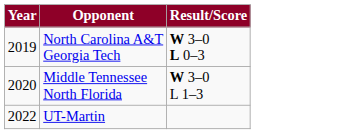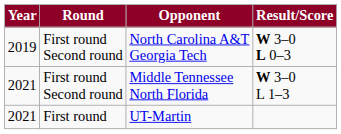+ column: (83, 15)
(22, 85) 2020 -> (22, 85) 2021
(22, 116) 2022 -> (22, 116) 2021
